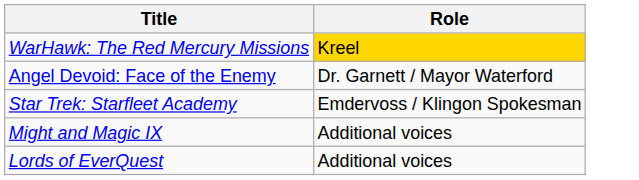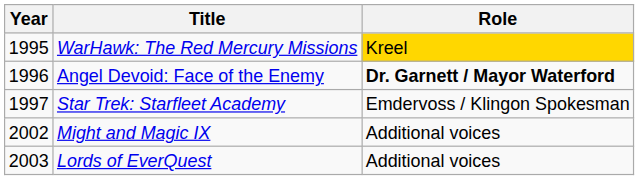+ column: (29, 19)
(435, 76) normal -> (490, 76) bold
